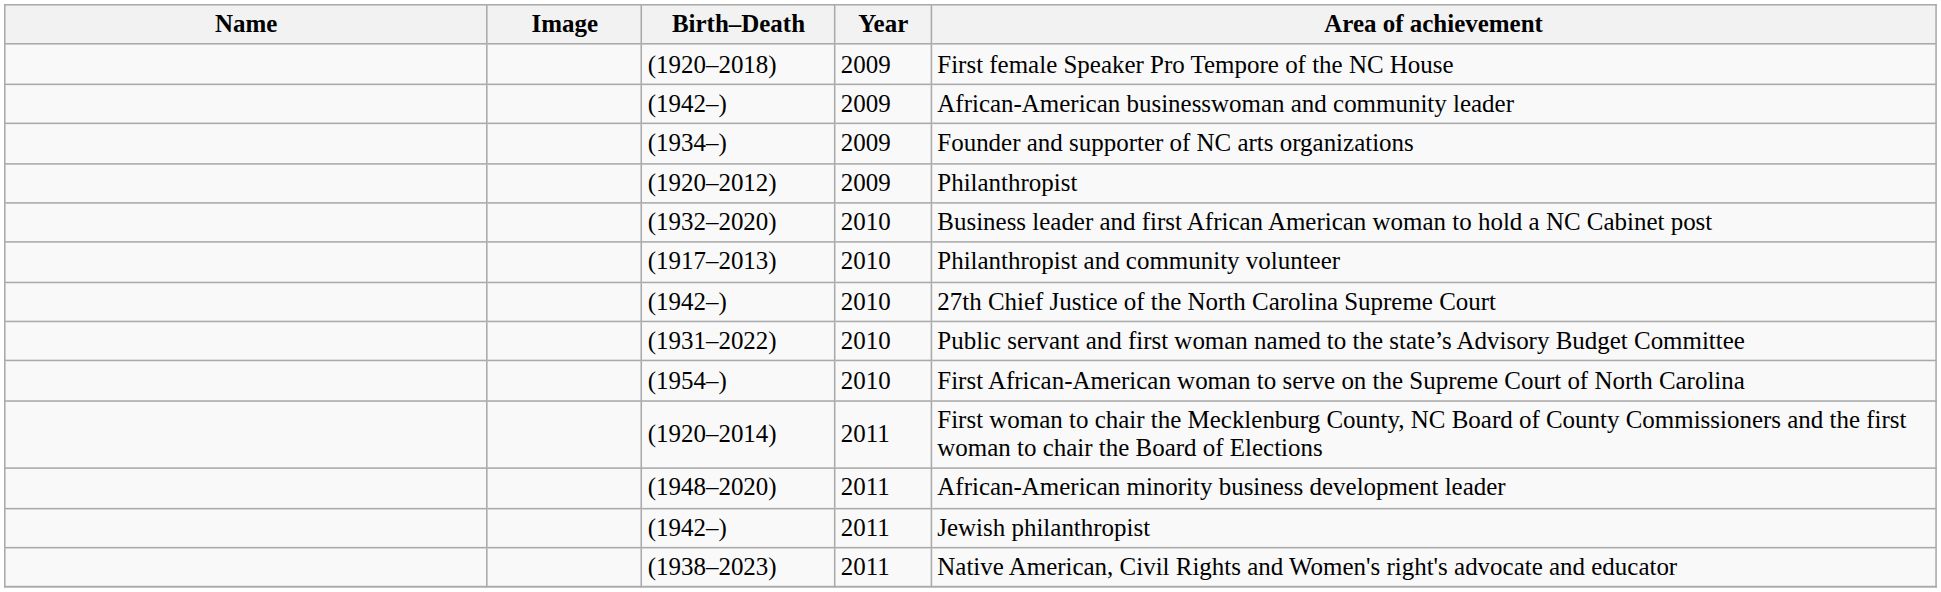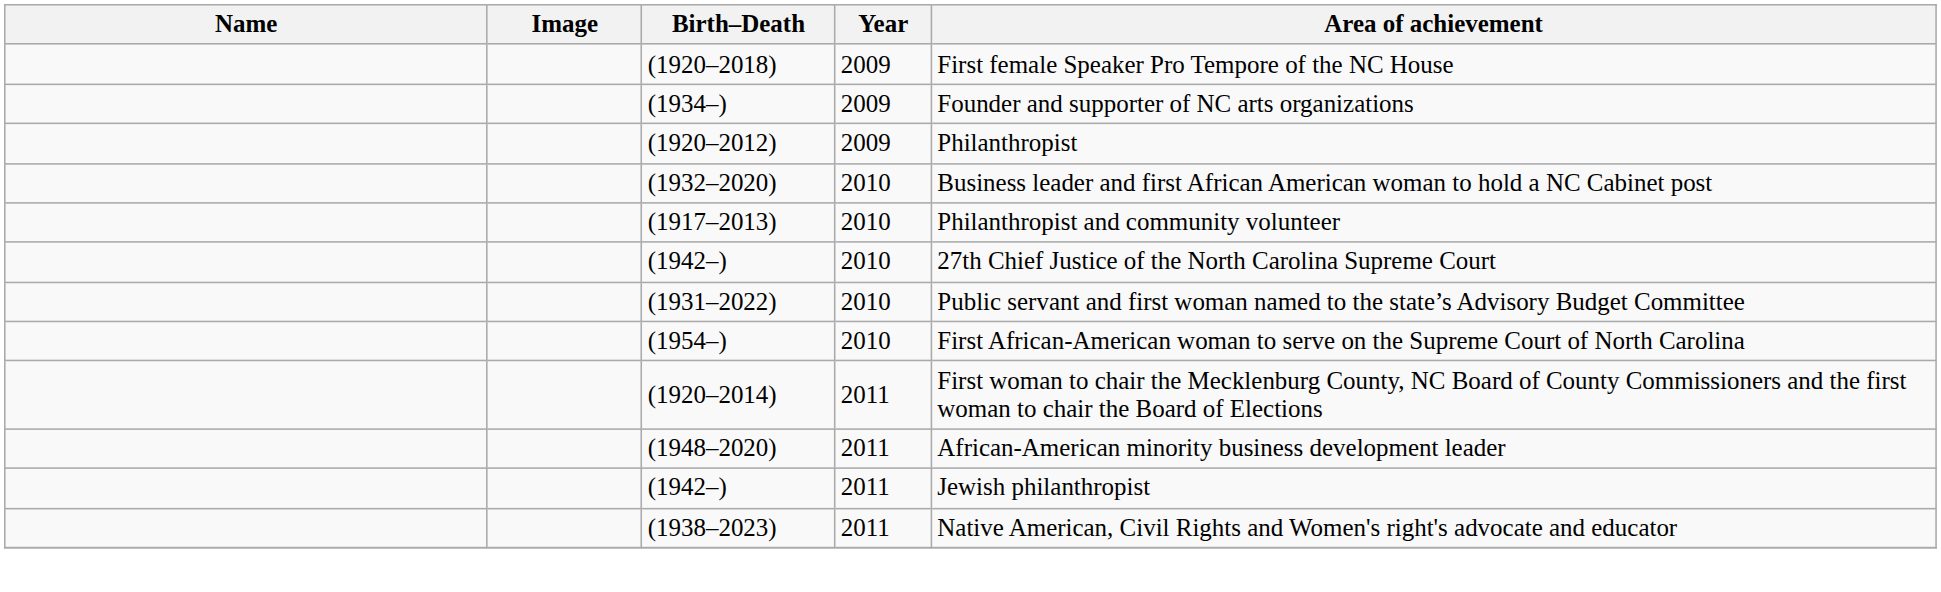- row: (687, 103)
